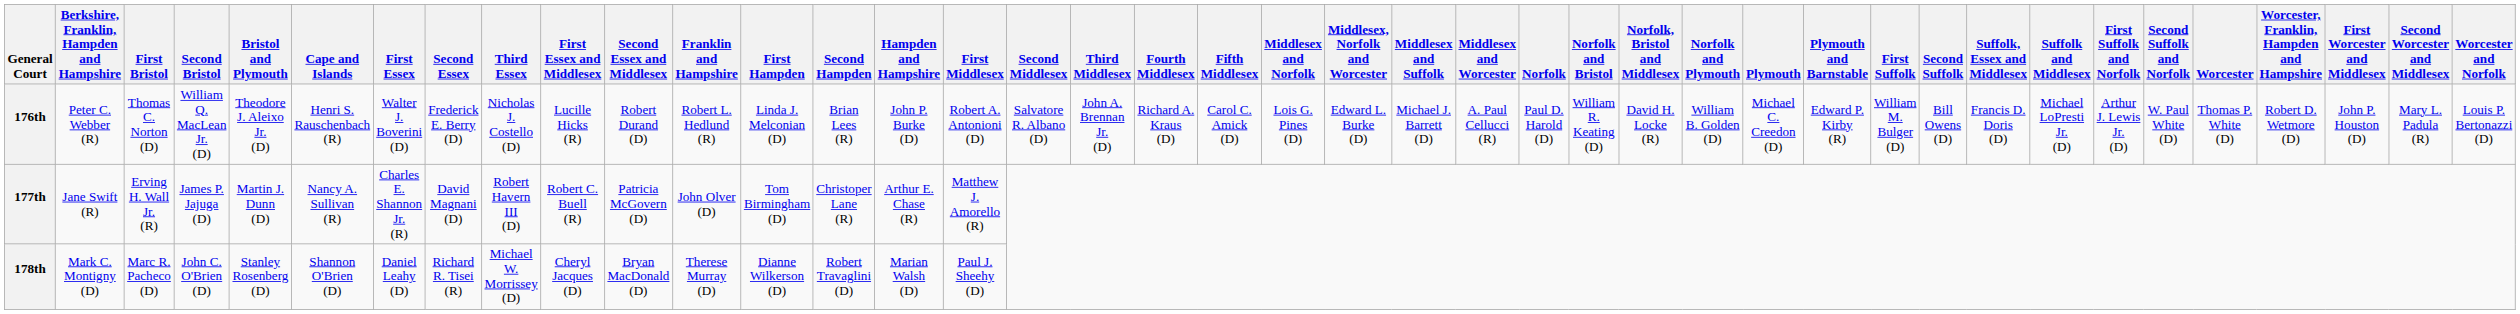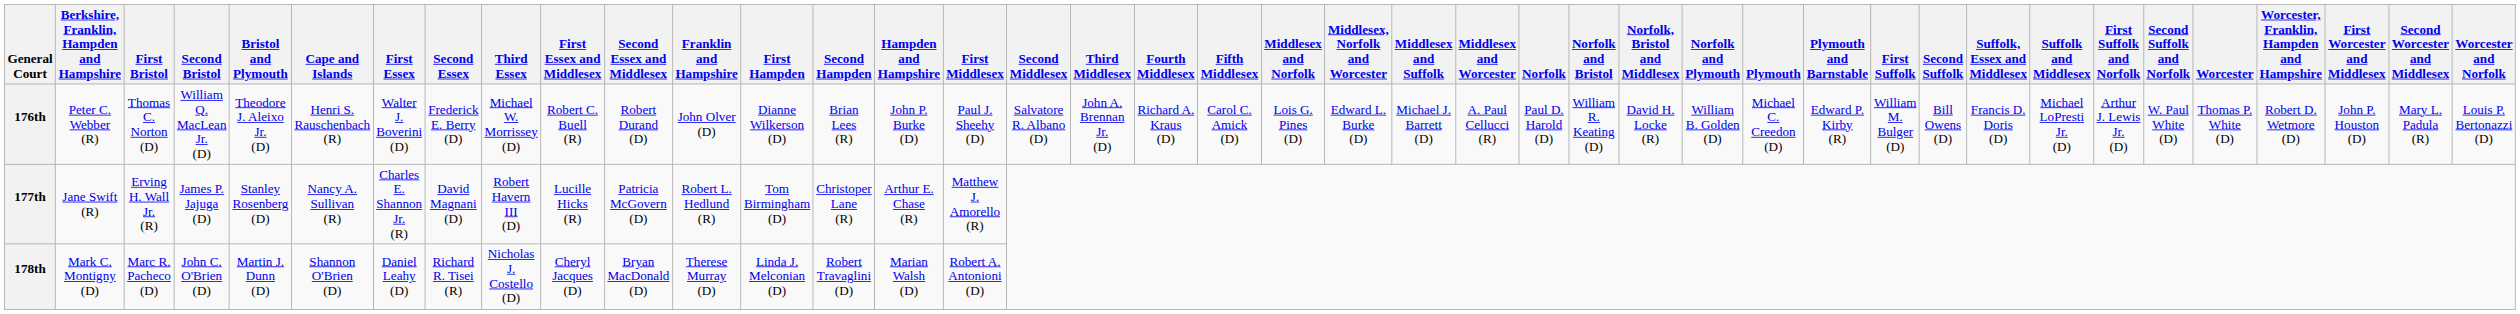(511, 124) Nicholas J. Costello (D) -> (511, 124) Michael W. Morrissey (D)
(573, 124) Lucille Hicks (R) -> (573, 124) Robert C. Buell (R)
(707, 124) Robert L. Hedlund (R) -> (707, 124) John Olver (D)
(777, 124) Linda J. Melconian (D) -> (777, 124) Dianne Wilkerson (D)
(975, 124) Robert A. Antonioni (D) -> (975, 124) Paul J. Sheehy (D)
(260, 204) Martin J. Dunn (D) -> (260, 204) Stanley Rosenberg (D)
(573, 204) Robert C. Buell (R) -> (573, 204) Lucille Hicks (R)
(707, 204) John Olver (D) -> (707, 204) Robert L. Hedlund (R)
(260, 276) Stanley Rosenberg (D) -> (260, 276) Martin J. Dunn (D)
(511, 276) Michael W. Morrissey (D) -> (511, 276) Nicholas J. Costello (D)
(777, 276) Dianne Wilkerson (D) -> (777, 276) Linda J. Melconian (D)
(975, 276) Paul J. Sheehy (D) -> (975, 276) Robert A. Antonioni (D)
